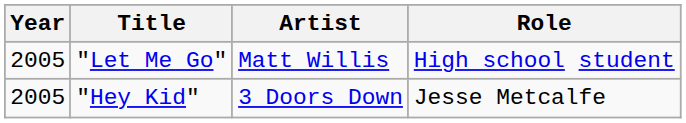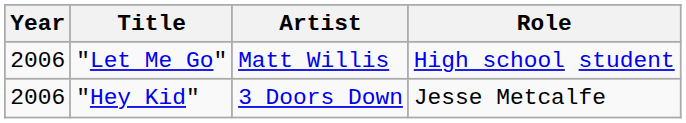(38, 61) 2005 -> (38, 61) 2006
(38, 98) 2005 -> (38, 98) 2006
